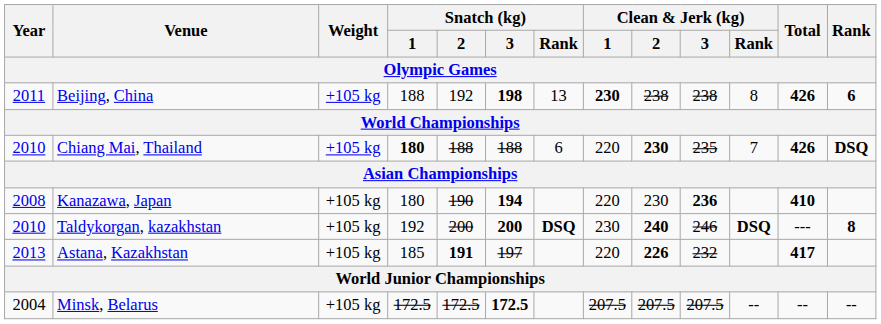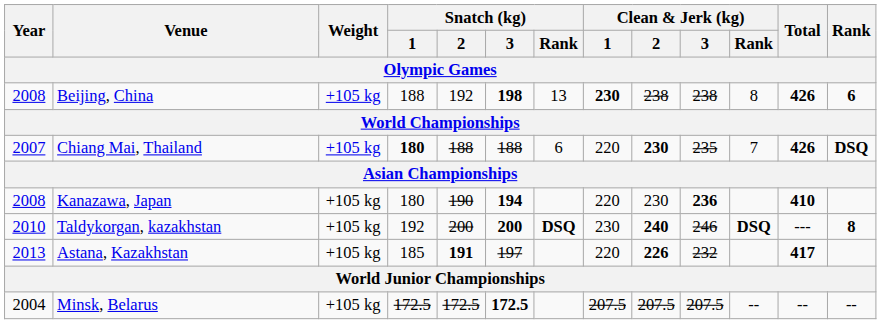(29, 95) 2011 -> (29, 95) 2008
(29, 148) 2010 -> (29, 148) 2007
